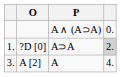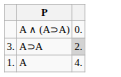- column: (33, 12)
(11, 46) 1. -> (11, 46) 3.
(11, 63) 3. -> (11, 63) 1.
